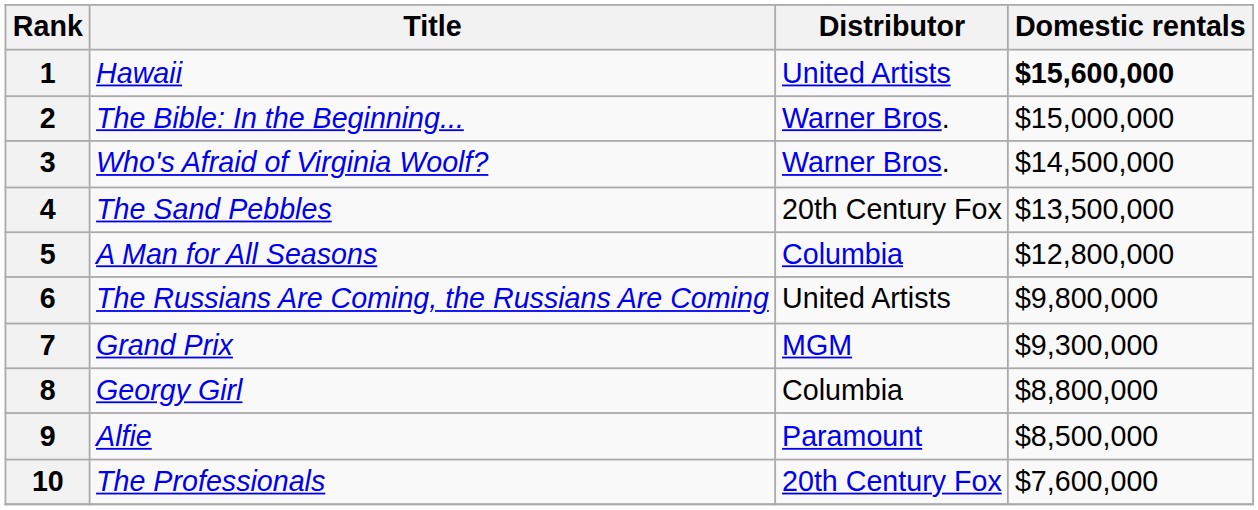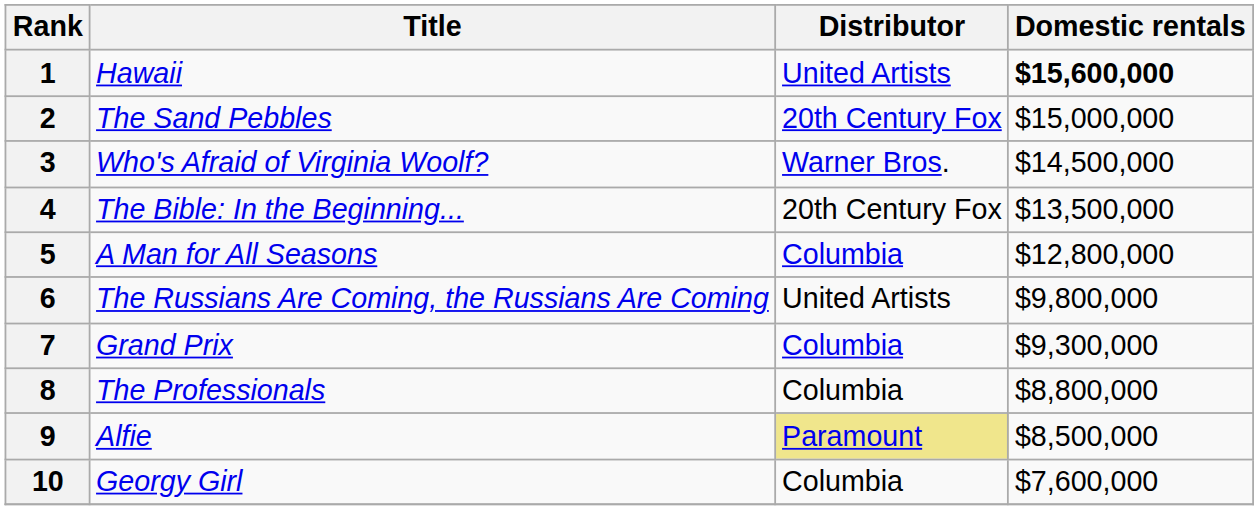(280, 118) The Bible: In the Beginning... -> (214, 118) The Sand Pebbles
(866, 118) Warner Bros. -> (892, 118) 20th Century Fox
(214, 208) The Sand Pebbles -> (280, 208) The Bible: In the Beginning...
(817, 345) MGM -> (843, 345) Columbia
(169, 390) Georgy Girl -> (211, 390) The Professionals
(852, 436) no background -> (852, 436) khaki background
(211, 481) The Professionals -> (169, 481) Georgy Girl
(892, 481) 20th Century Fox -> (843, 481) Columbia
